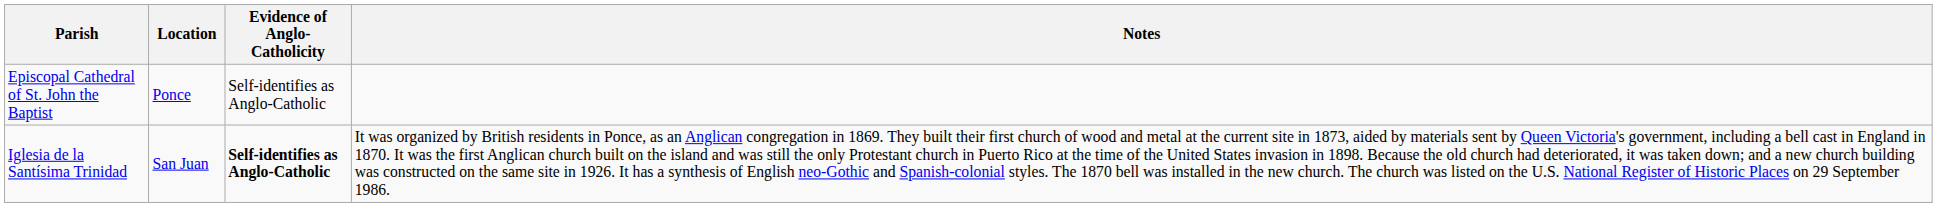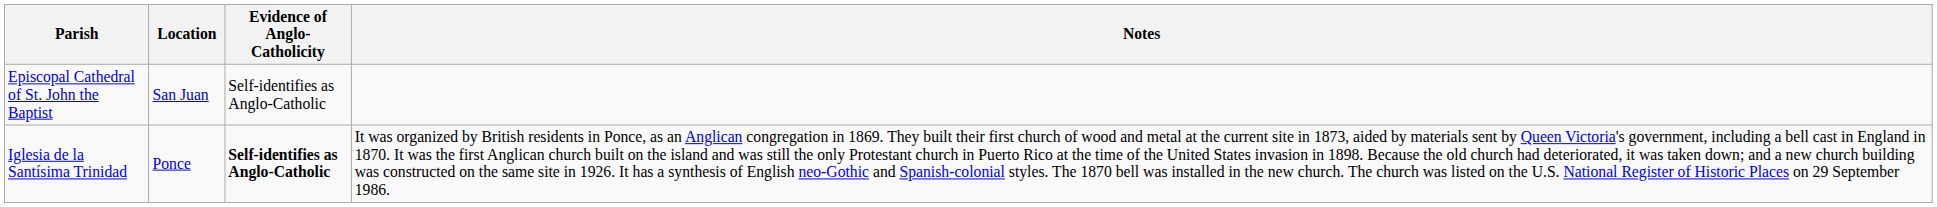(172, 94) Ponce -> (181, 94) San Juan
(181, 163) San Juan -> (172, 163) Ponce
